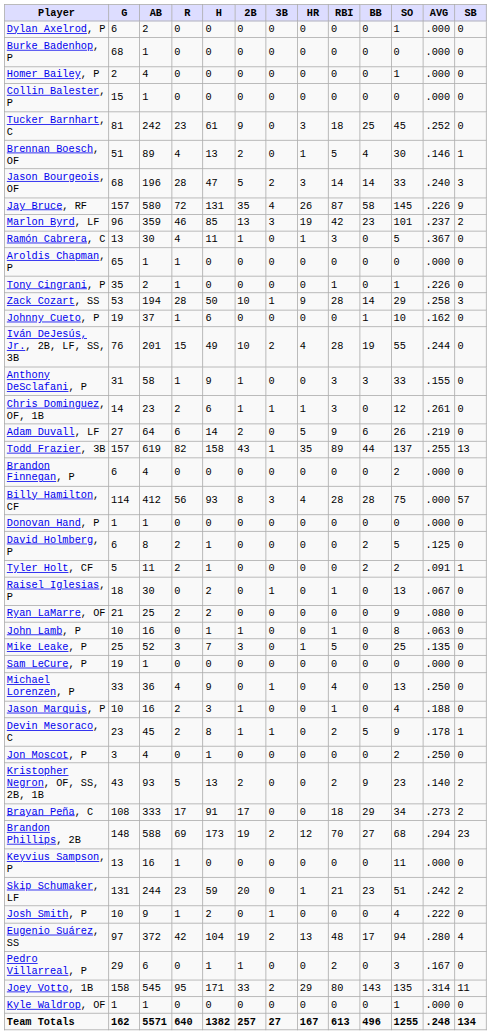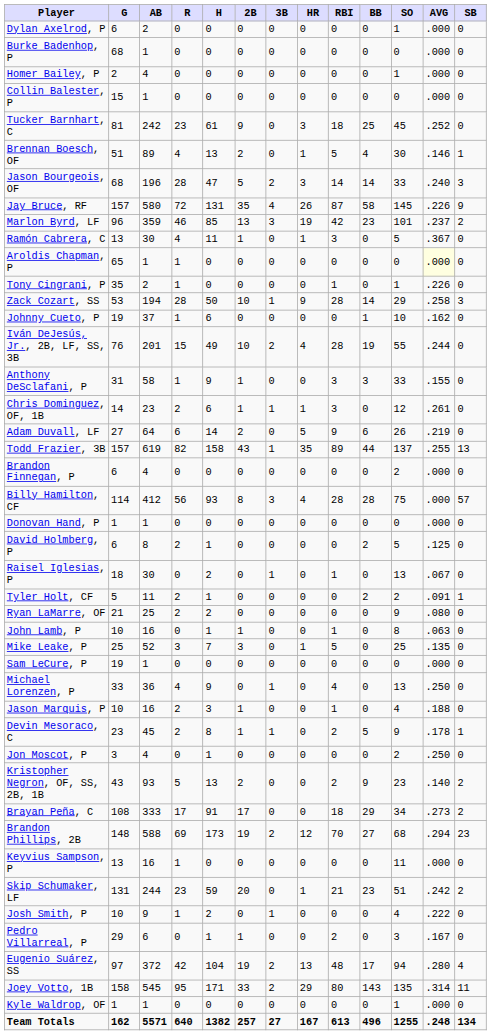(438, 262) no background -> (438, 262) lightyellow background
rows swapped: (50, 569) <-> (56, 591)
rows swapped: (53, 937) <-> (47, 966)
